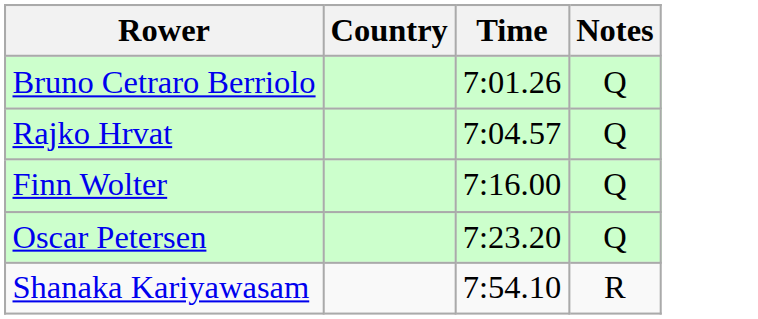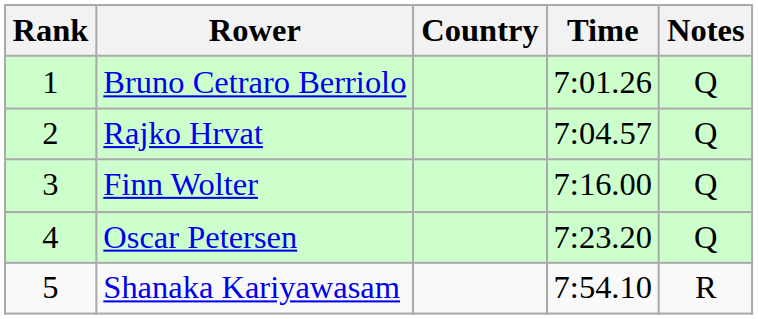+ column: (50, 30)
